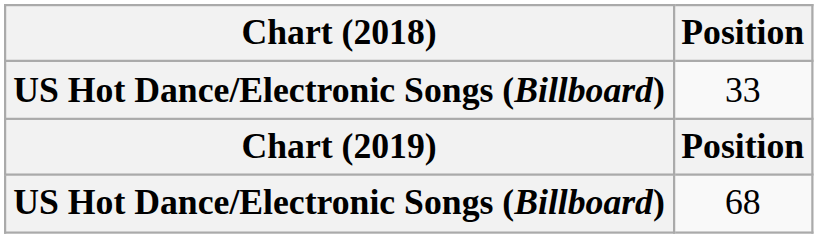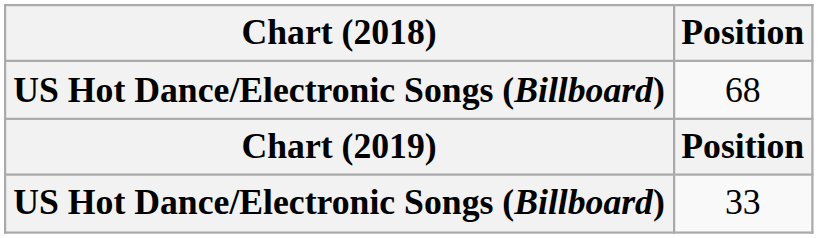rows swapped: (743, 202) <-> (743, 89)
